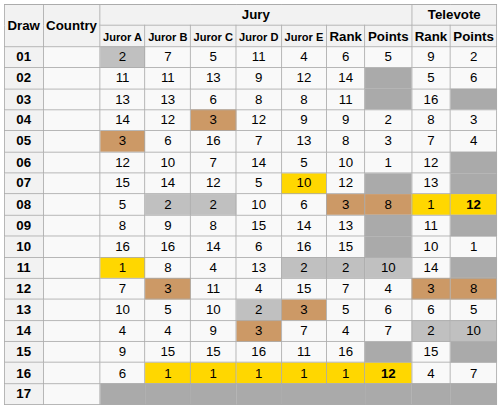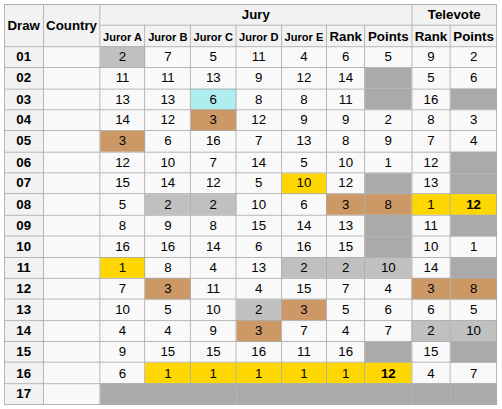(213, 99) no background -> (213, 99) paleturquoise background
(388, 141) 3 -> (388, 141) 9
